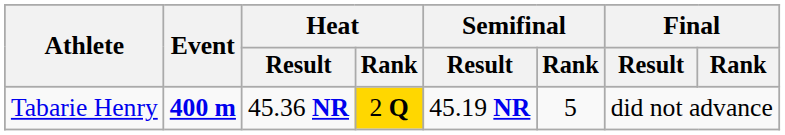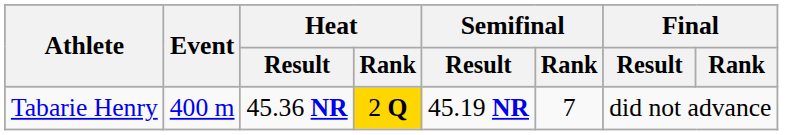(203, 108) bold -> (202, 108) normal
(571, 108) 5 -> (569, 108) 7
